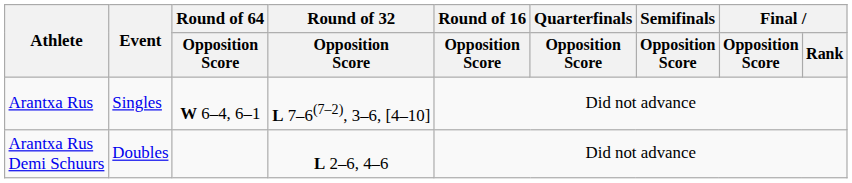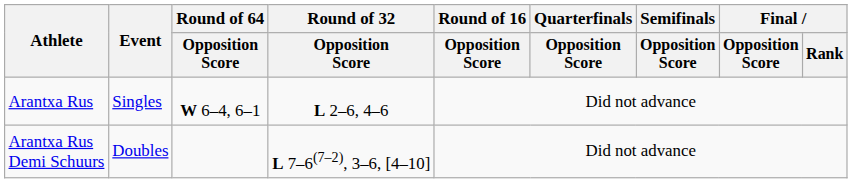(351, 113) L 7–6(7–2), 3–6, [4–10] -> (351, 111) L 2–6, 4–6
(351, 163) L 2–6, 4–6 -> (351, 161) L 7–6(7–2), 3–6, [4–10]
